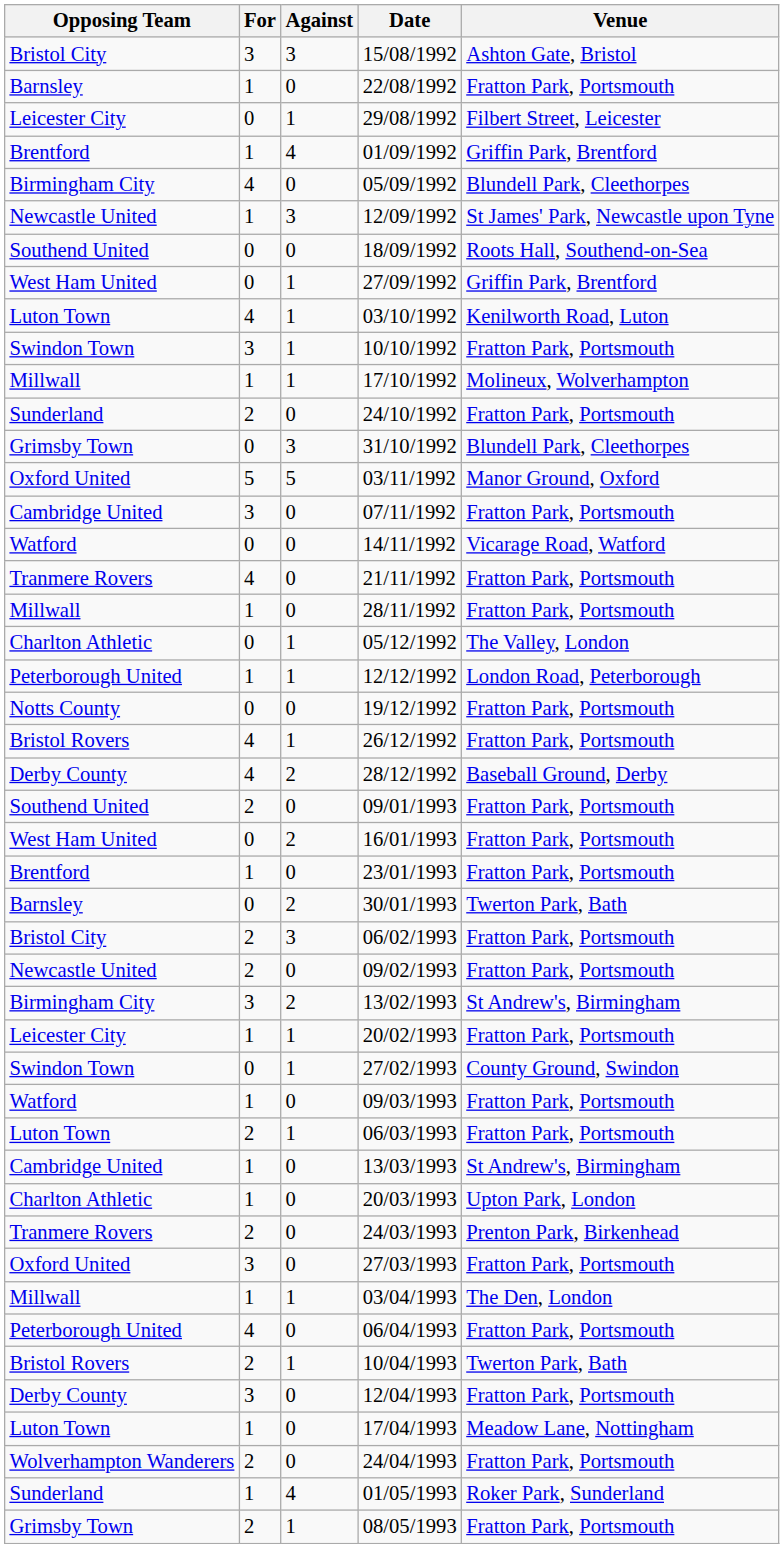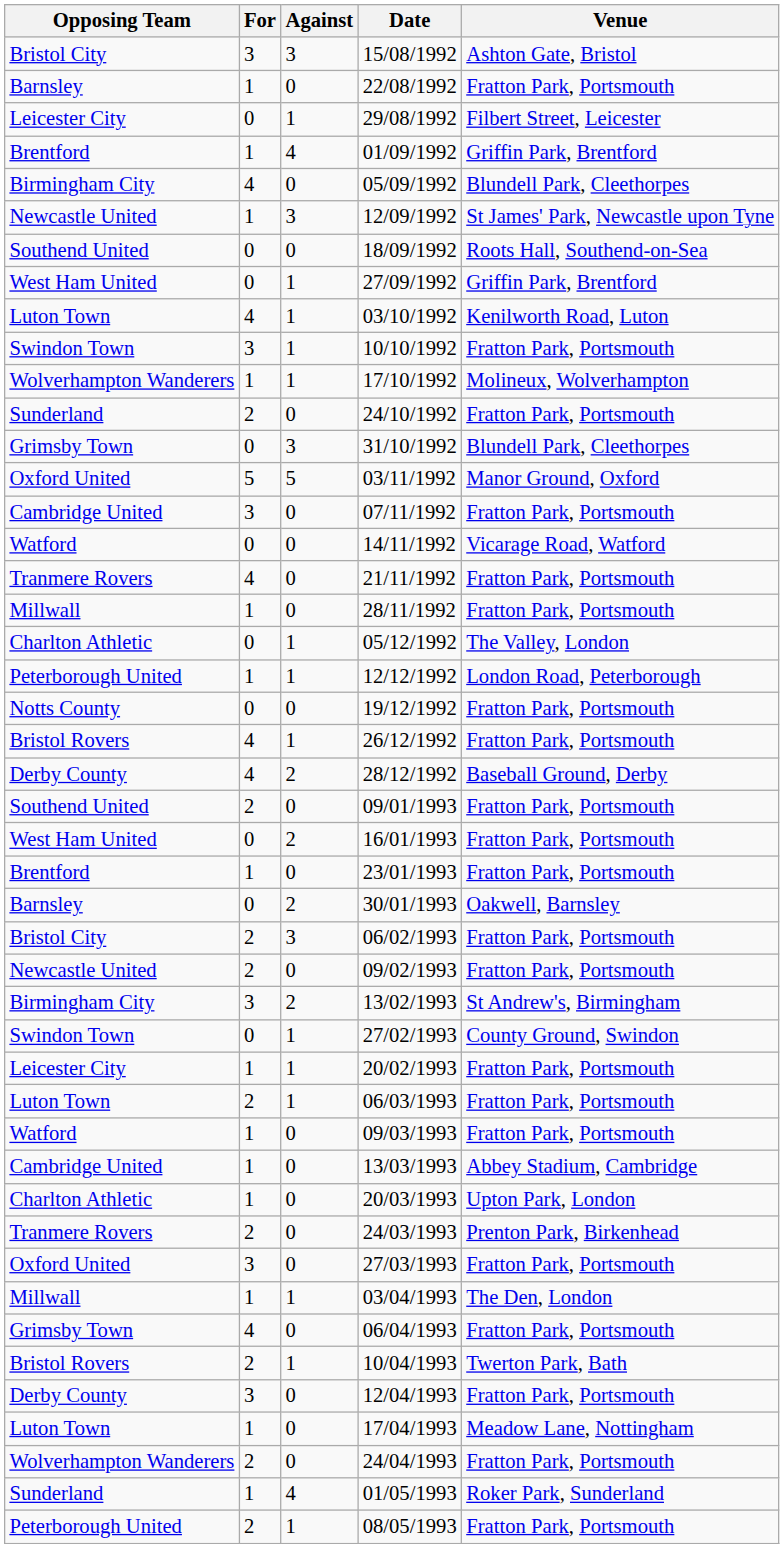(45, 380) Millwall -> (122, 380) Wolverhampton Wanderers
(547, 904) Twerton Park, Bath -> (543, 904) Oakwell, Barnsley
rows swapped: (410, 1035) <-> (410, 1068)
rows swapped: (410, 1133) <-> (410, 1101)
(573, 1166) St Andrew's, Birmingham -> (582, 1166) Abbey Stadium, Cambridge
(96, 1330) Peterborough United -> (71, 1330) Grimsby Town
(71, 1526) Grimsby Town -> (96, 1526) Peterborough United
